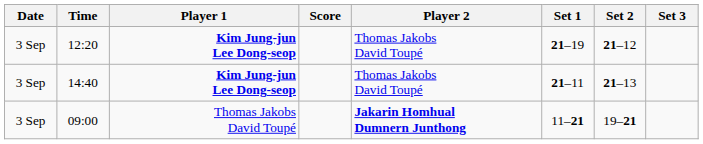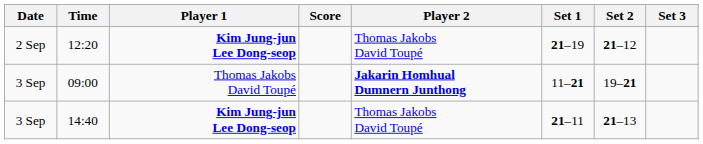(31, 45) 3 Sep -> (31, 45) 2 Sep
rows swapped: (83, 120) <-> (83, 82)
